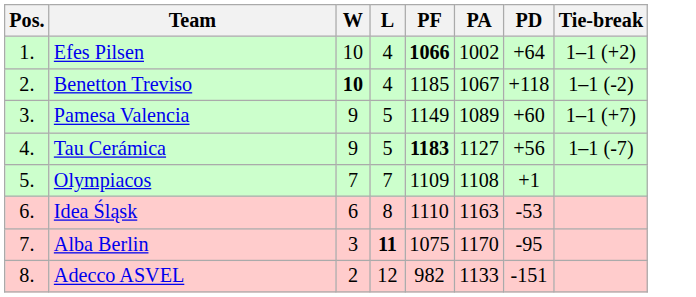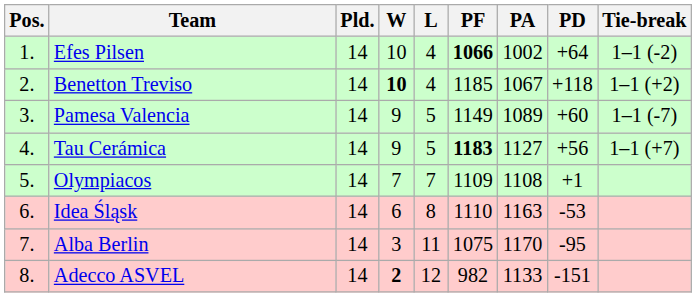+ column: (357, 20)
(601, 52) 1–1 (+2) -> (644, 52) 1–1 (-2)
(601, 84) 1–1 (-2) -> (644, 84) 1–1 (+2)
(601, 116) 1–1 (+7) -> (644, 116) 1–1 (-7)
(601, 148) 1–1 (-7) -> (644, 148) 1–1 (+7)
(387, 244) bold -> (431, 244) normal
(353, 276) normal -> (396, 276) bold
